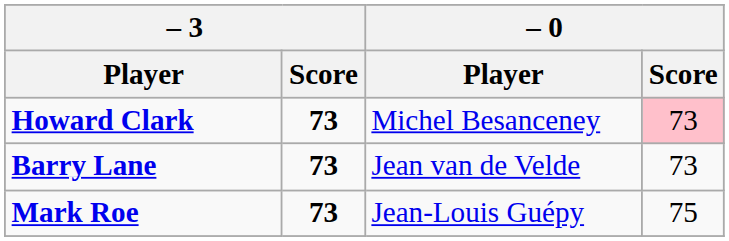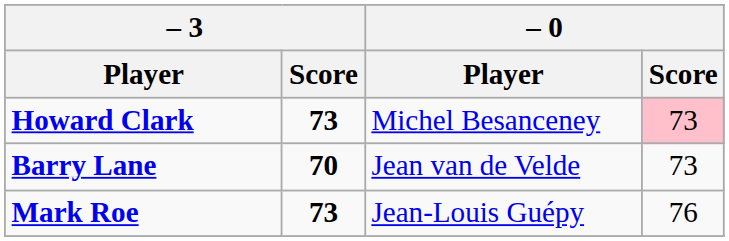(323, 166) 73 -> (323, 166) 70
(683, 212) 75 -> (683, 212) 76
